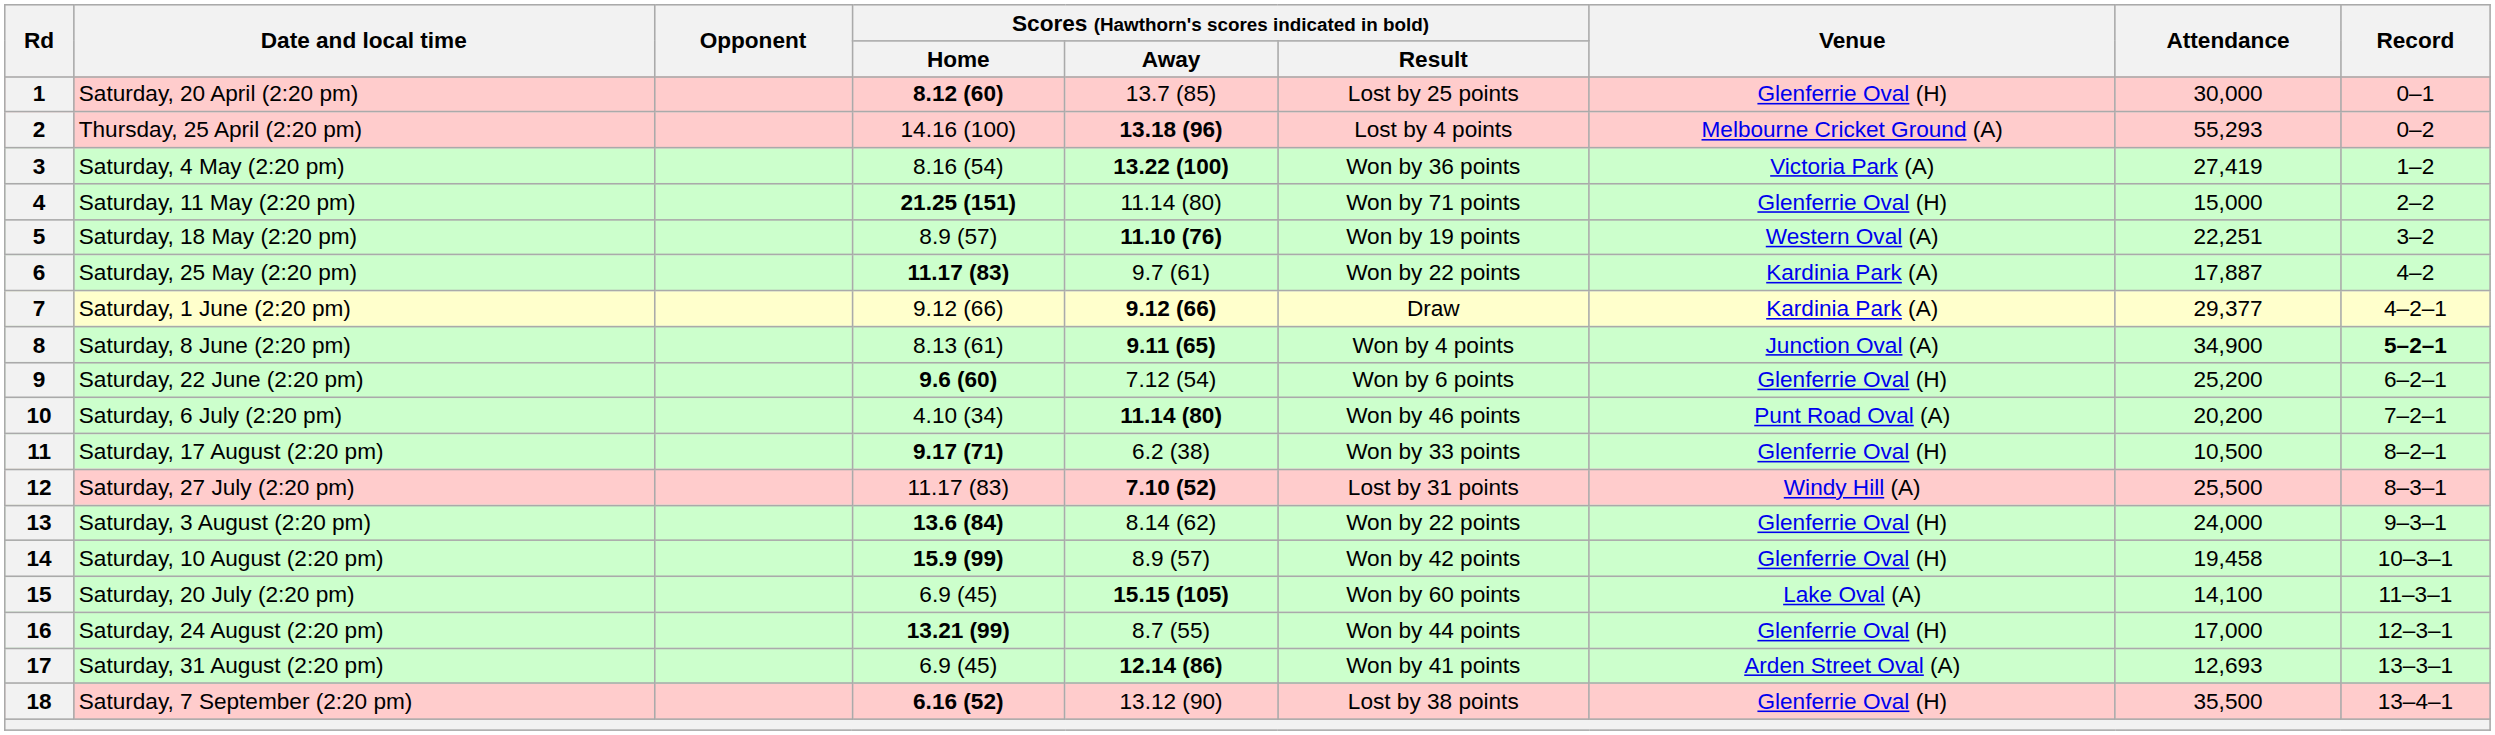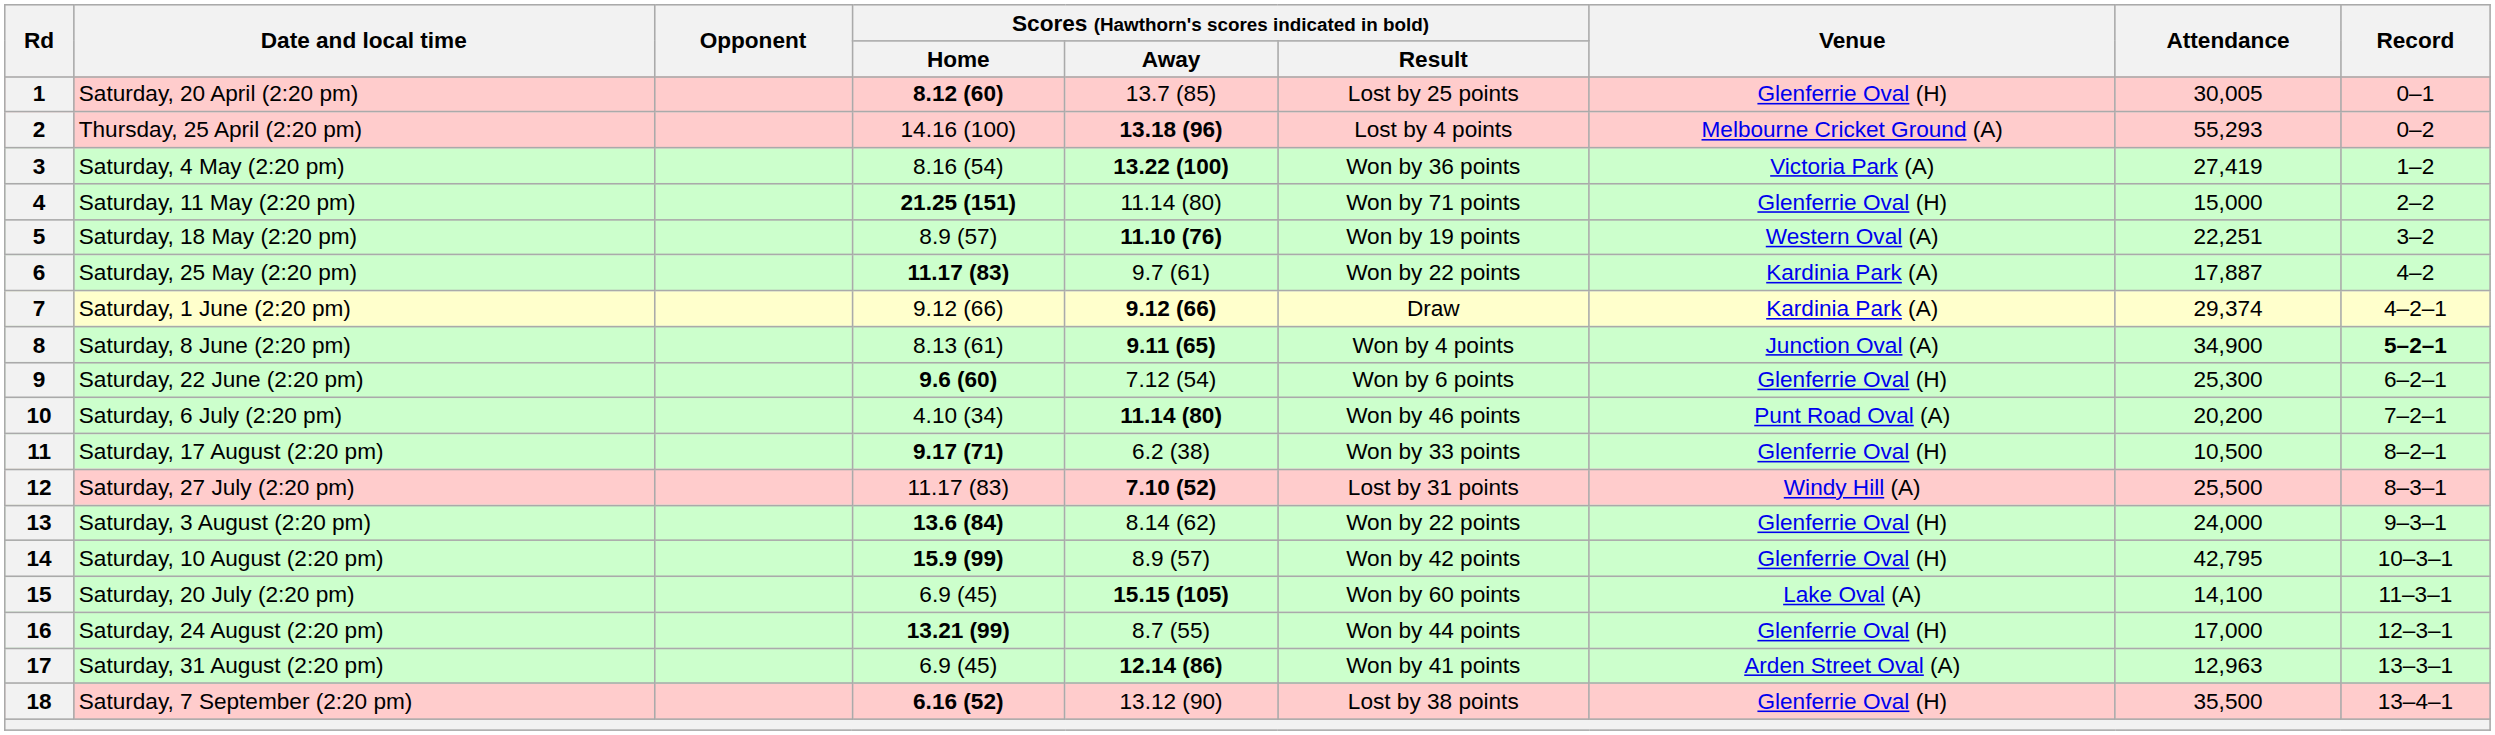(2228, 94) 30,000 -> (2228, 94) 30,005
(2228, 309) 29,377 -> (2228, 309) 29,374
(2228, 380) 25,200 -> (2228, 380) 25,300
(2228, 559) 19,458 -> (2228, 559) 42,795
(2228, 666) 12,693 -> (2228, 666) 12,963
